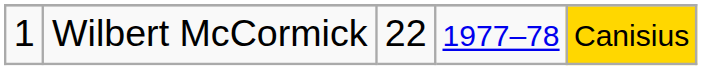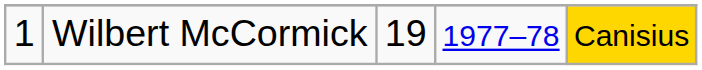(406, 34) 22 -> (406, 34) 19
